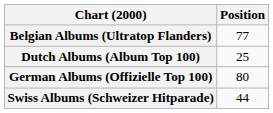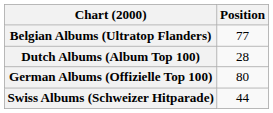(242, 56) 25 -> (242, 56) 28
